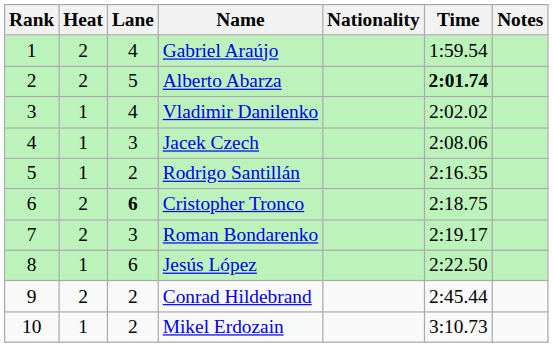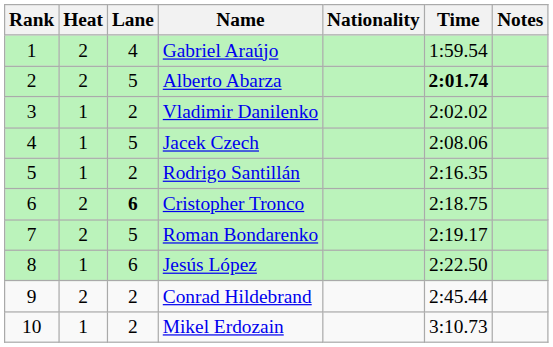(133, 111) 4 -> (133, 111) 2
(133, 142) 3 -> (133, 142) 5
(133, 234) 3 -> (133, 234) 5
